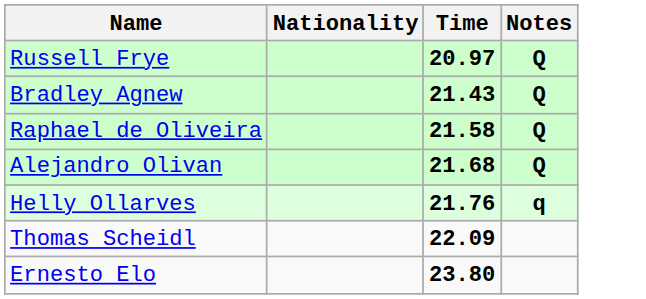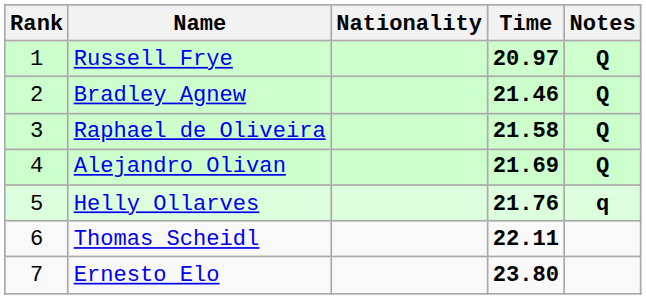+ column: (37, 23)
(462, 95) 21.43 -> (526, 95) 21.46
(462, 167) 21.68 -> (526, 167) 21.69
(462, 239) 22.09 -> (526, 239) 22.11
